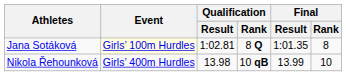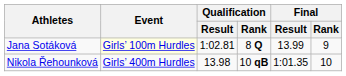(291, 46) 1:01.35 -> (291, 46) 13.99
(326, 46) 8 -> (326, 46) 9
(291, 63) 13.99 -> (291, 63) 1:01.35
